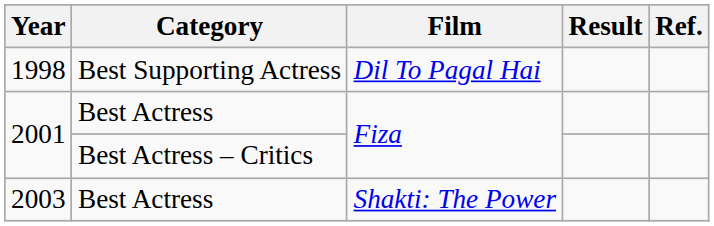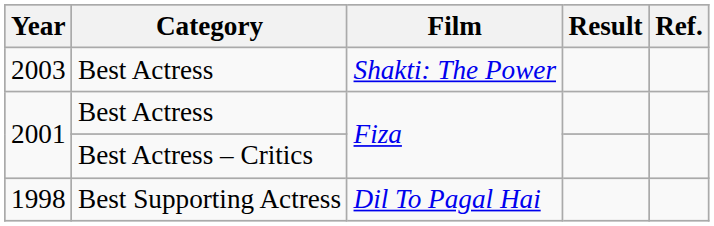rows swapped: (38, 69) <-> (38, 198)
